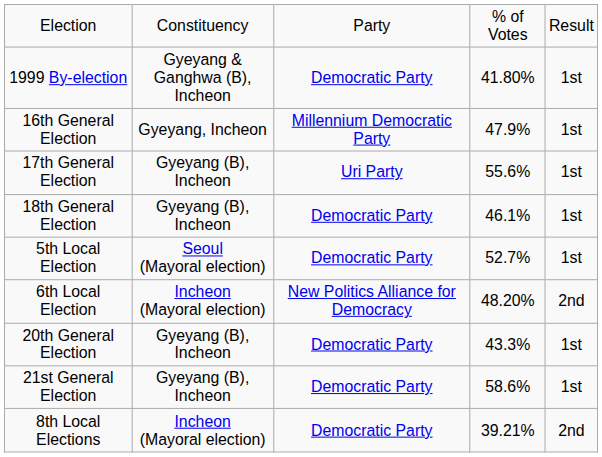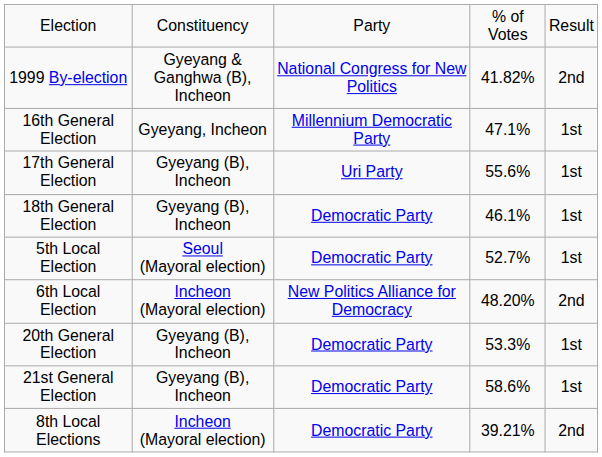(372, 77) Democratic Party -> (372, 77) National Congress for New Politics
(508, 77) 41.80% -> (508, 77) 41.82%
(571, 77) 1st -> (571, 77) 2nd
(508, 129) 47.9% -> (508, 129) 47.1%
(508, 344) 43.3% -> (508, 344) 53.3%
